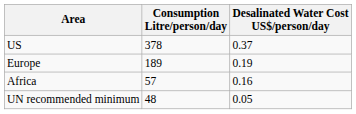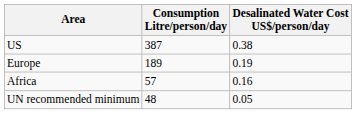(153, 44) 378 -> (153, 44) 387
(243, 44) 0.37 -> (243, 44) 0.38
